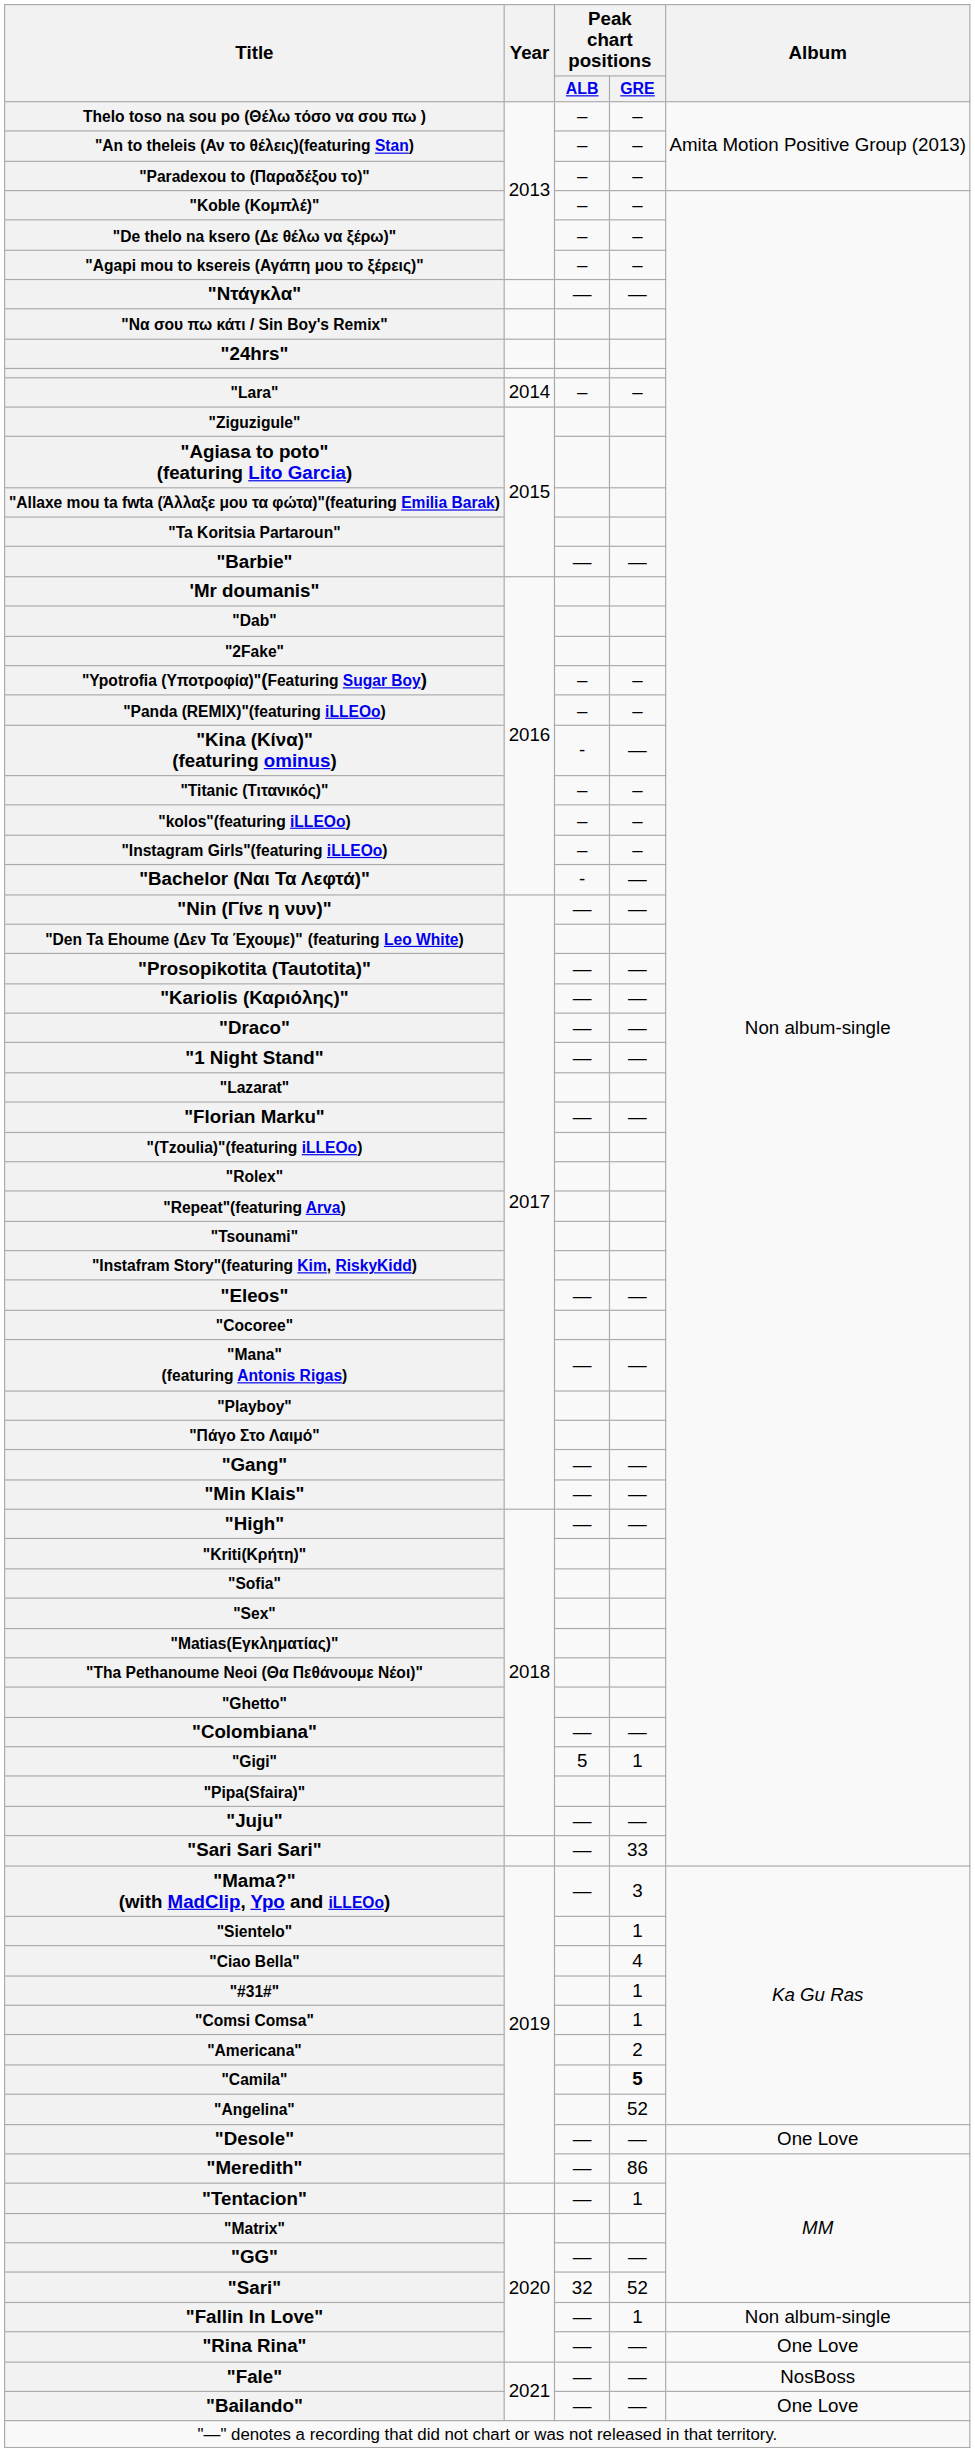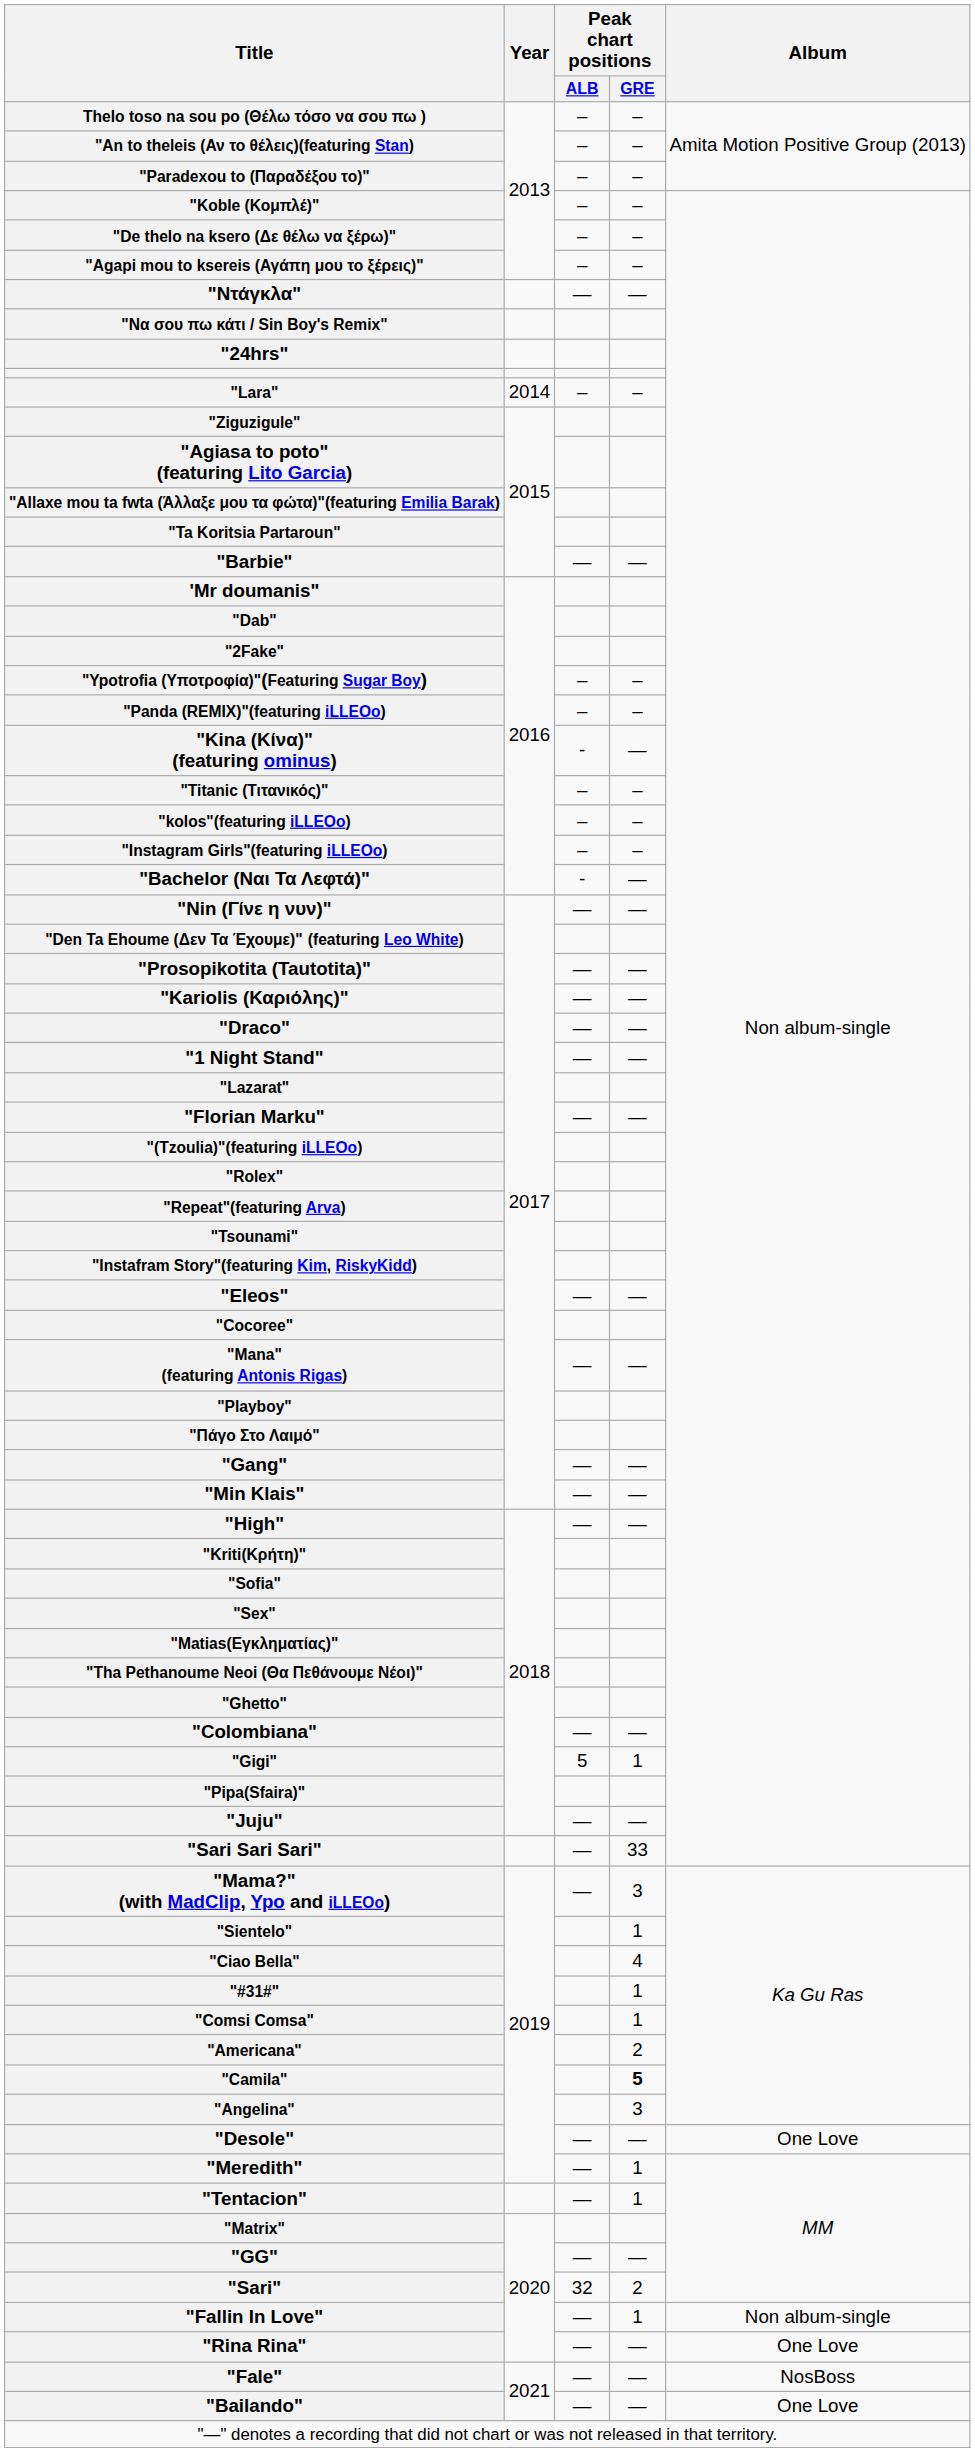(637, 2109) 52 -> (637, 2109) 3
(637, 2168) 86 -> (637, 2168) 1
(637, 2287) 52 -> (637, 2287) 2
